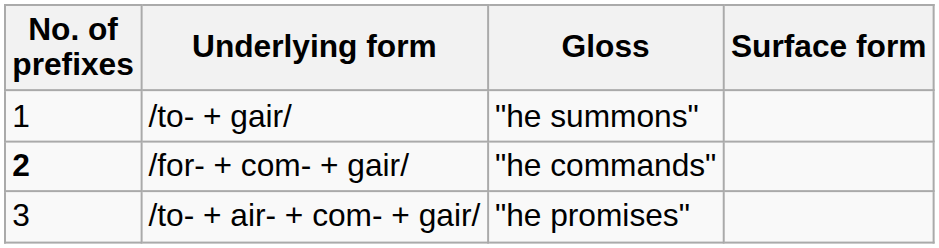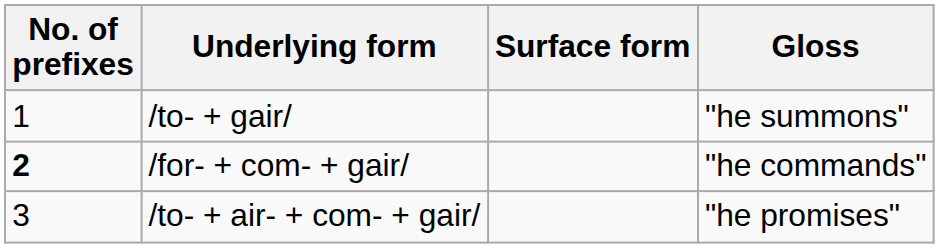columns swapped: (829, 47) <-> (606, 47)
